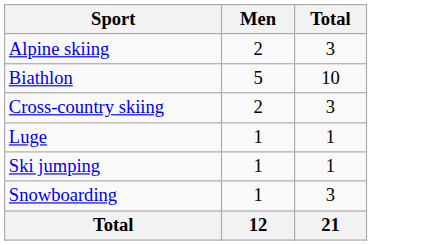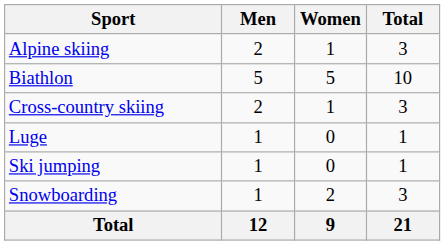+ column: (330, 19)
